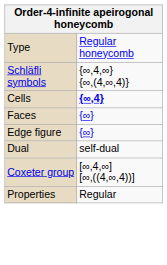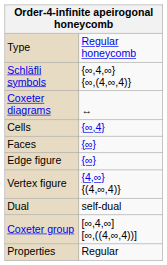+ row: (29, 105)
(92, 99) bold -> (93, 127) normal
+ row: (37, 184)
